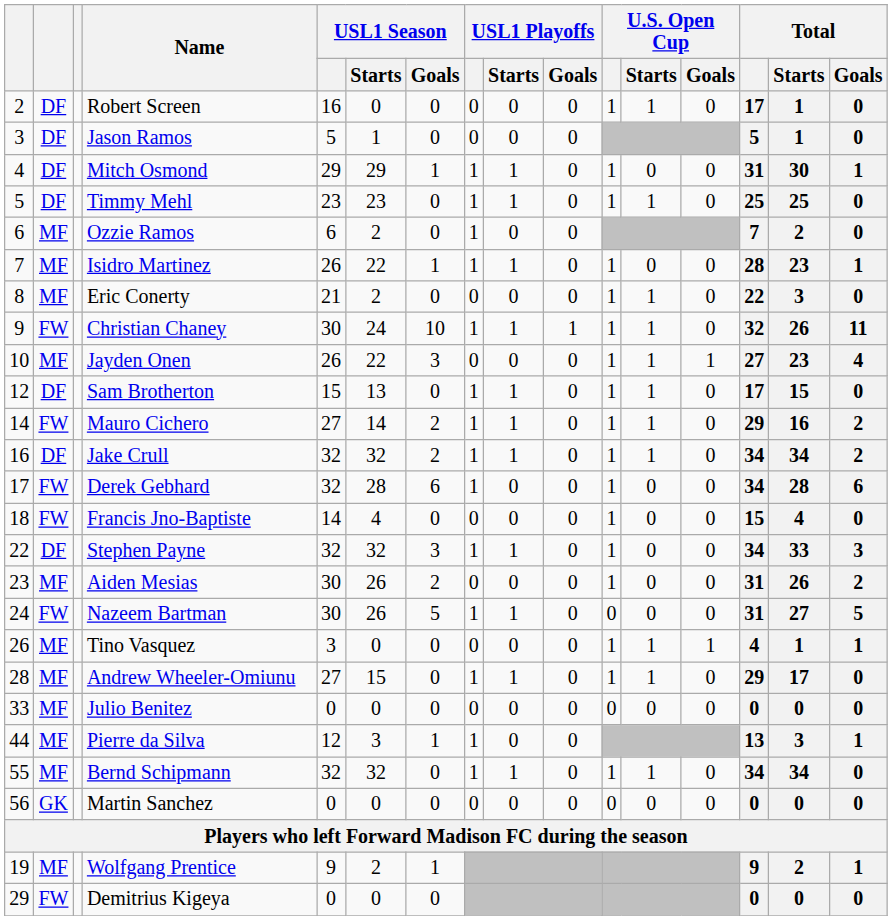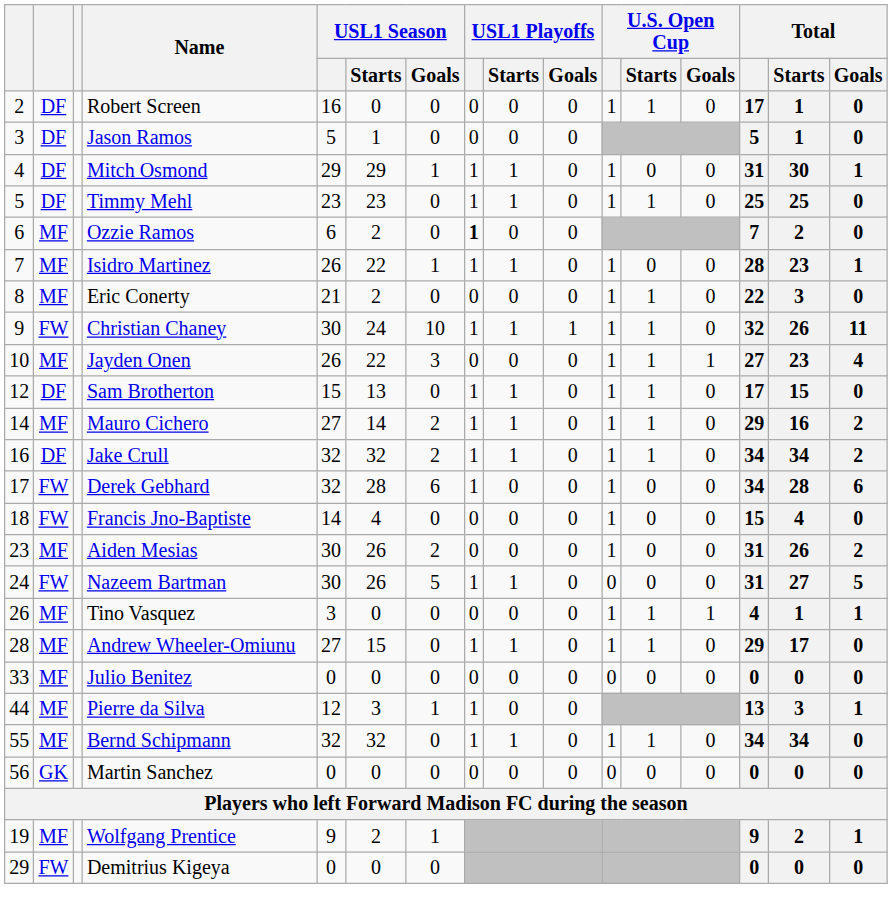(474, 233) normal -> (474, 233) bold
(53, 423) FW -> (53, 423) MF
- row: (146, 550)
